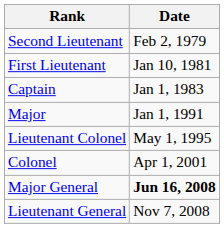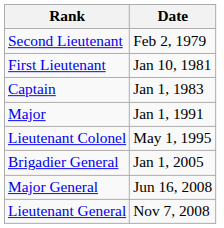- row: (32, 162)
+ row: (63, 162)
(174, 187) bold -> (173, 187) normal
